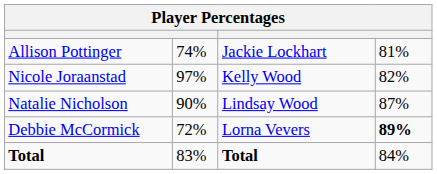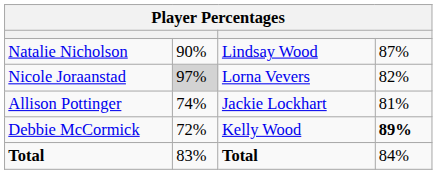rows swapped: (68, 103) <-> (65, 51)
(191, 77) no background -> (191, 77) lightgrey background
(262, 77) Kelly Wood -> (266, 77) Lorna Vevers
(266, 129) Lorna Vevers -> (262, 129) Kelly Wood
